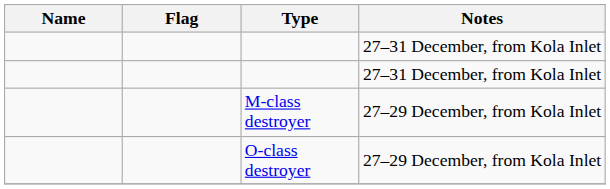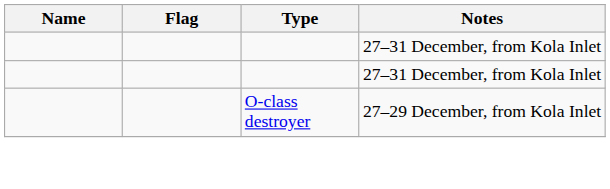- row: (278, 112)
